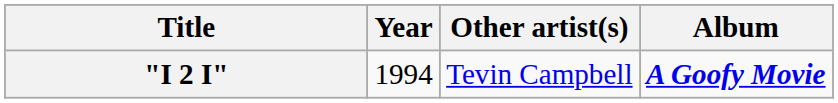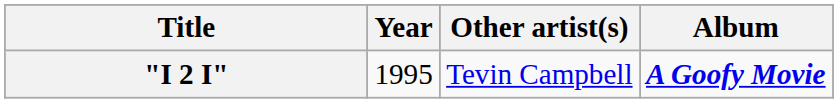(404, 73) 1994 -> (404, 73) 1995
